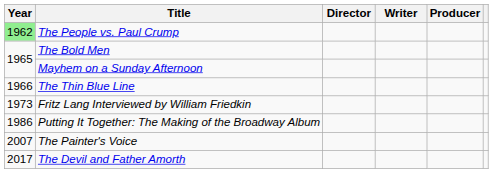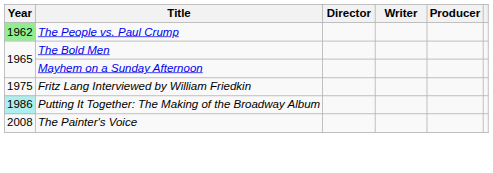- row: (86, 86)
(20, 104) 1973 -> (20, 86) 1975
(20, 123) no background -> (20, 104) paleturquoise background
(20, 141) 2007 -> (20, 123) 2008
- row: (112, 159)
